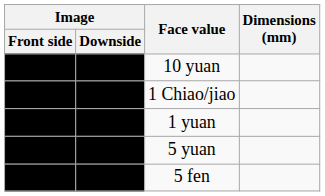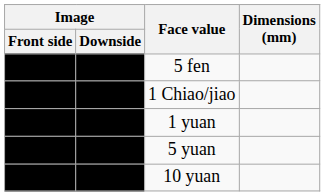rows swapped: (192, 177) <-> (192, 67)
